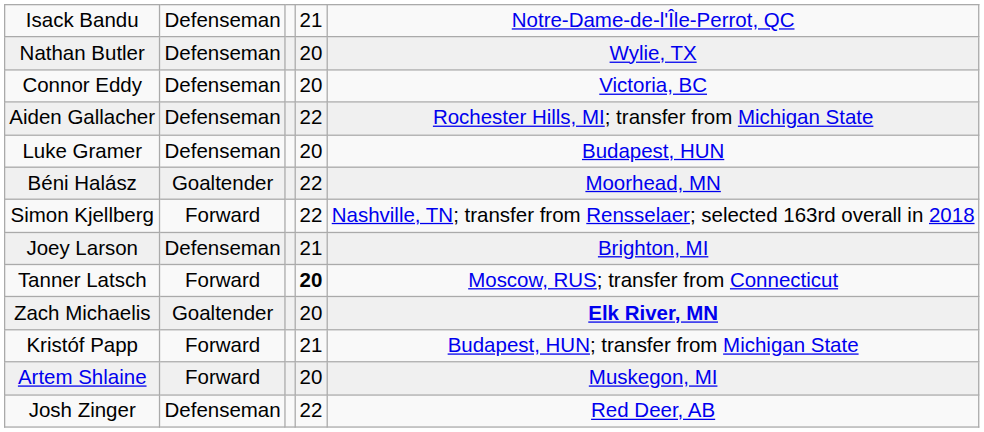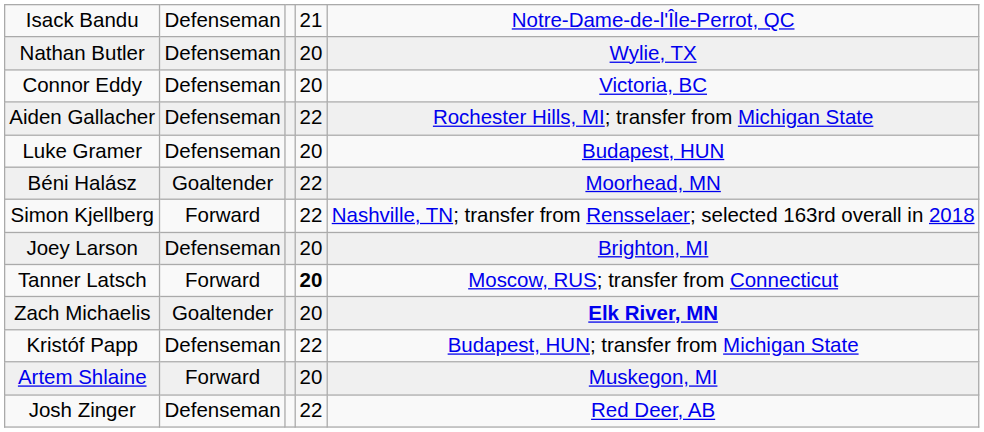(311, 248) 21 -> (311, 248) 20
(223, 345) Forward -> (223, 345) Defenseman
(311, 345) 21 -> (311, 345) 22
